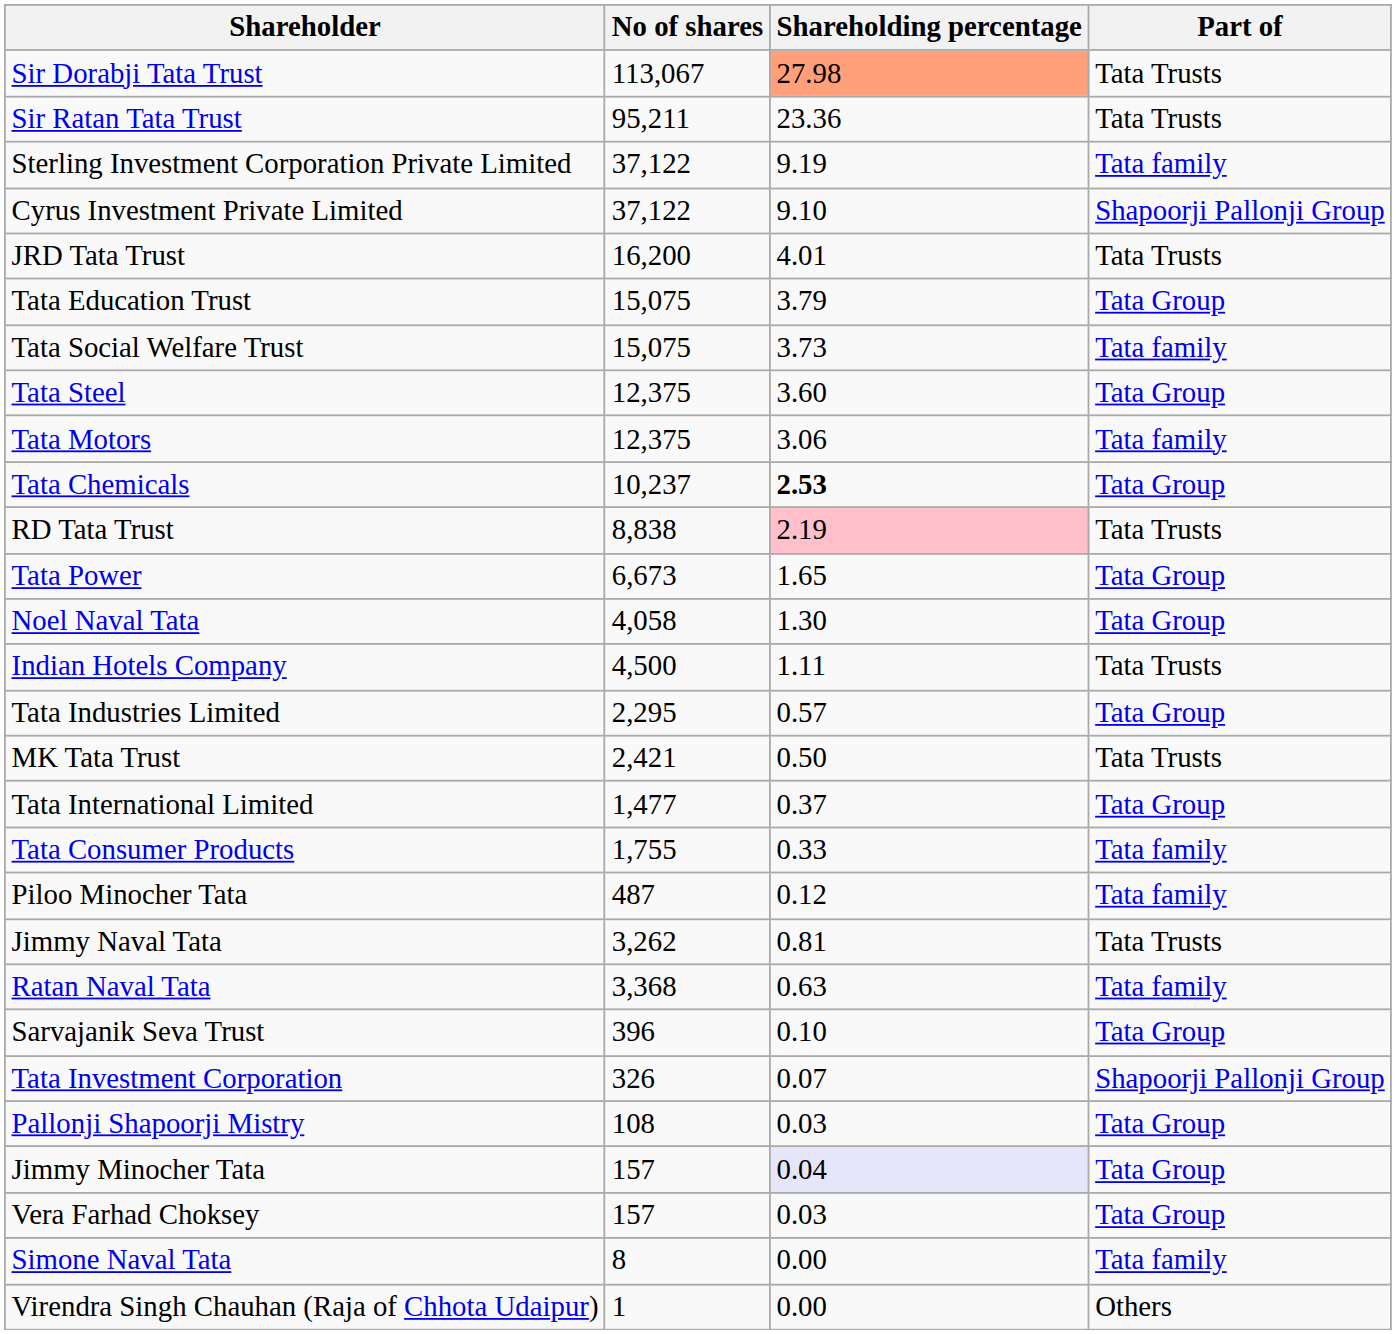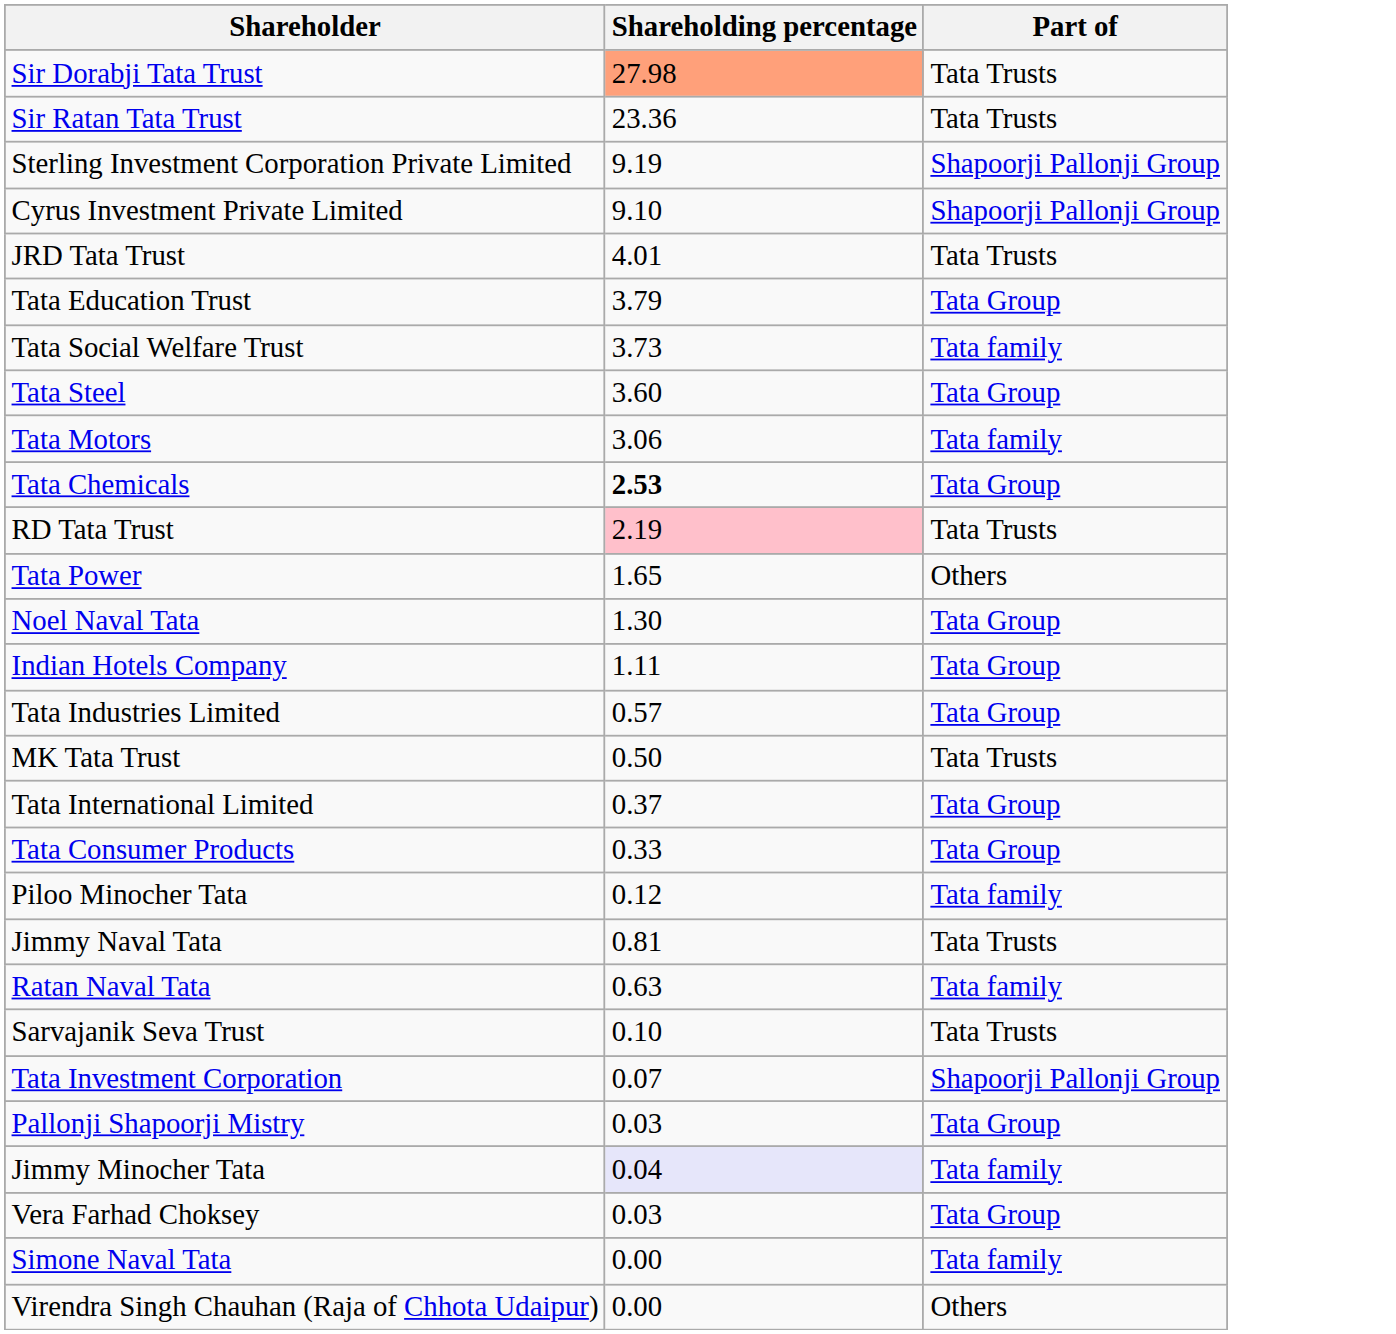- column: (687, 27)
(1161, 164) Tata family -> (1075, 164) Shapoorji Pallonji Group
(1160, 575) Tata Group -> (969, 575) Others
(1159, 666) Tata Trusts -> (995, 666) Tata Group
(1161, 849) Tata family -> (995, 849) Tata Group
(1160, 1032) Tata Group -> (994, 1032) Tata Trusts
(1160, 1169) Tata Group -> (996, 1169) Tata family
